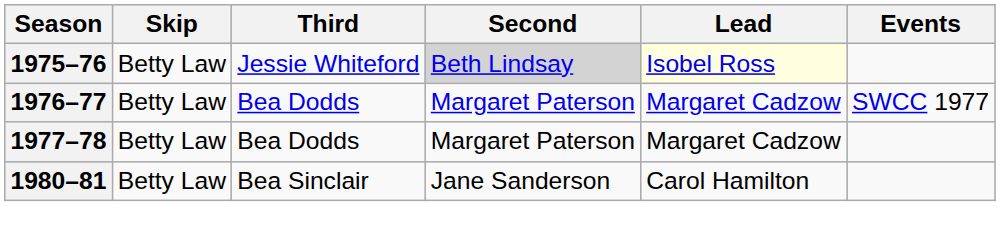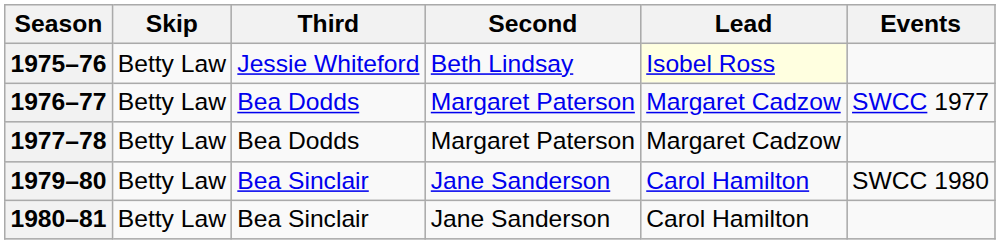(502, 63) lightgrey background -> (502, 63) no background
+ row: (58, 180)
